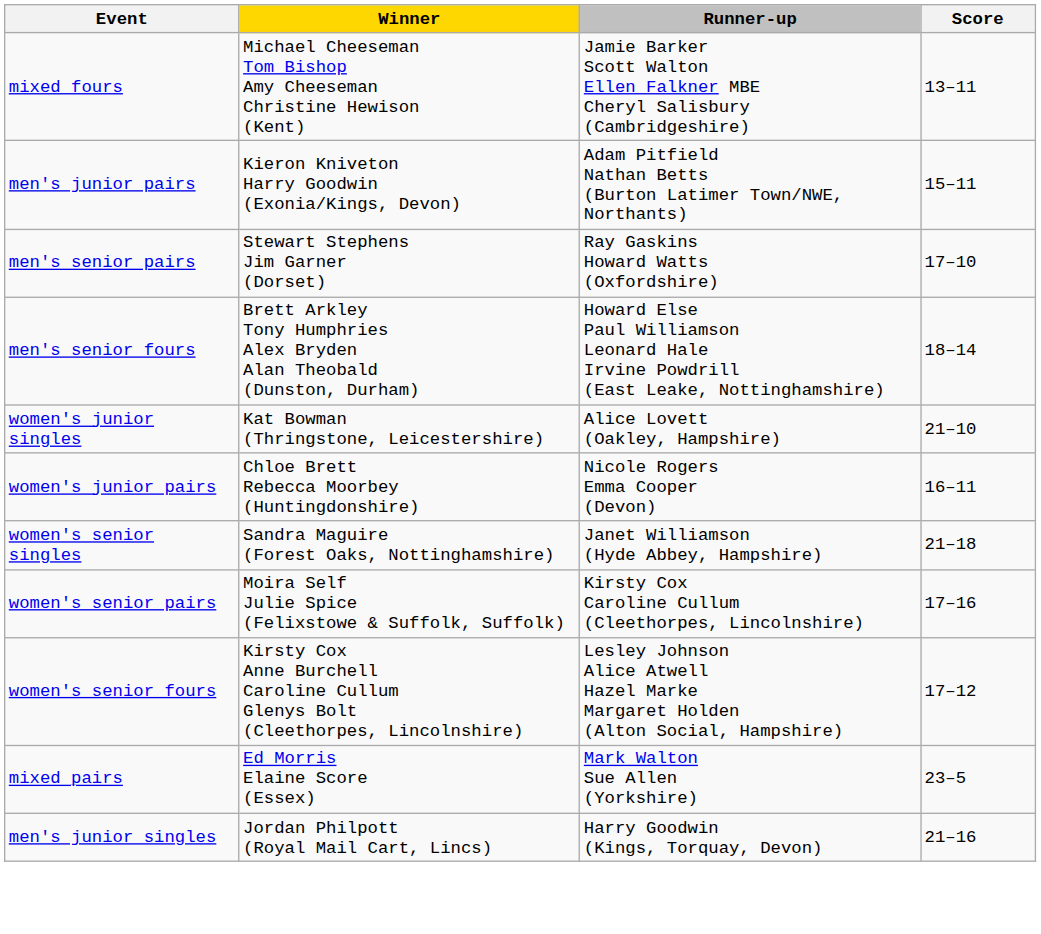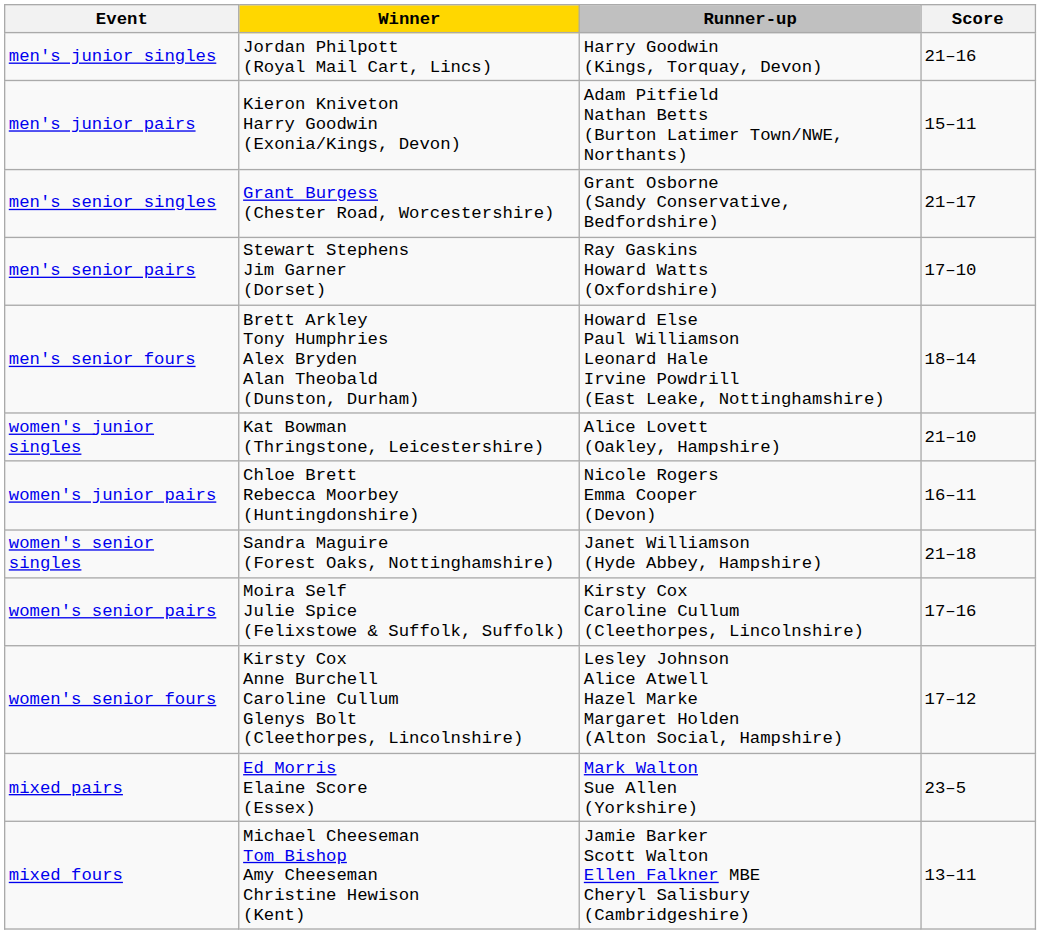rows swapped: (113, 837) <-> (66, 87)
+ row: (113, 203)
